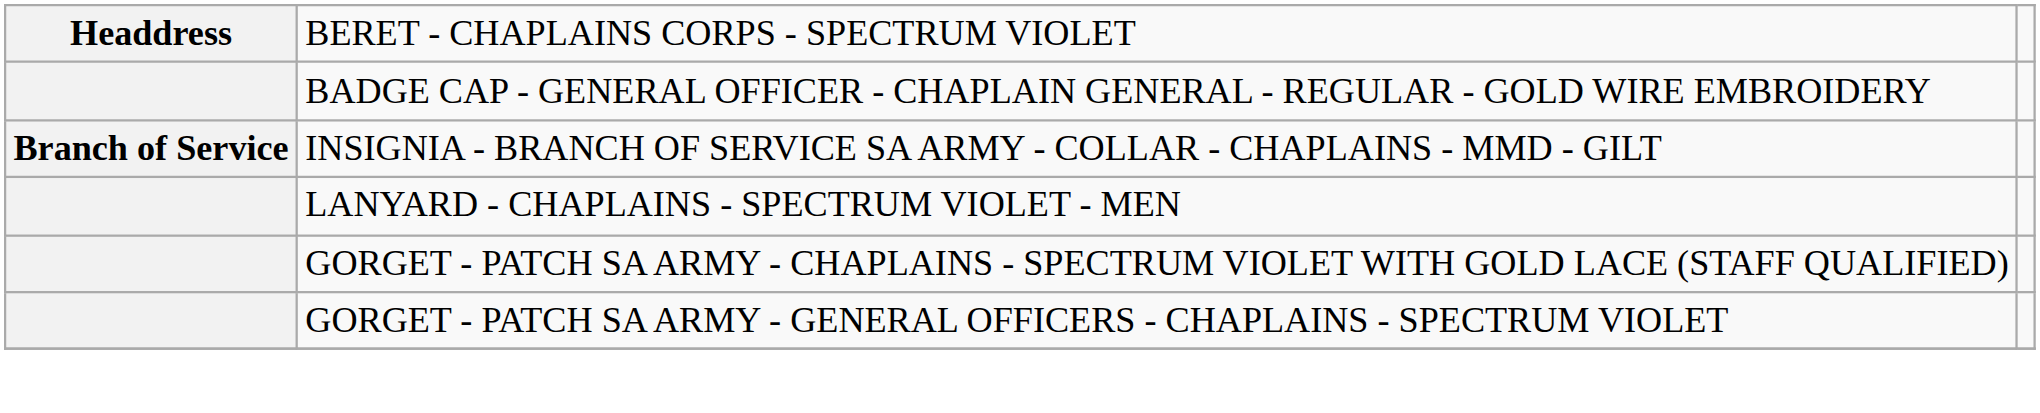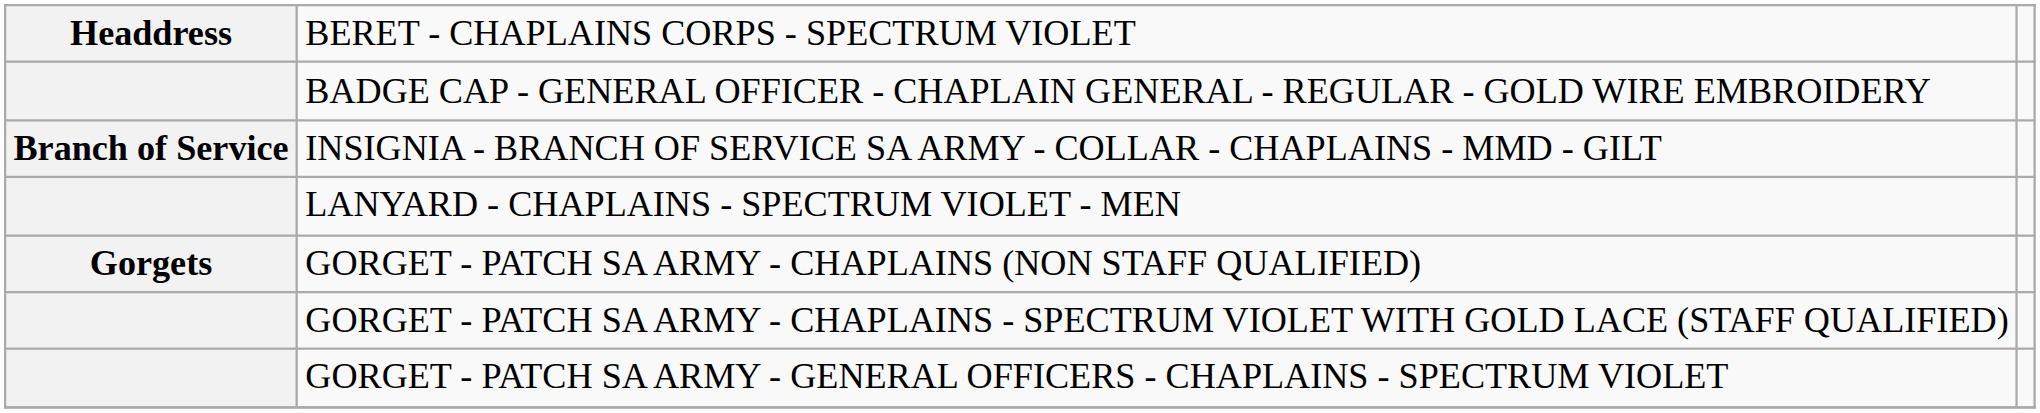+ row: (863, 262)
